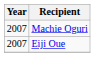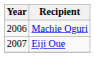(17, 28) 2007 -> (17, 28) 2006
